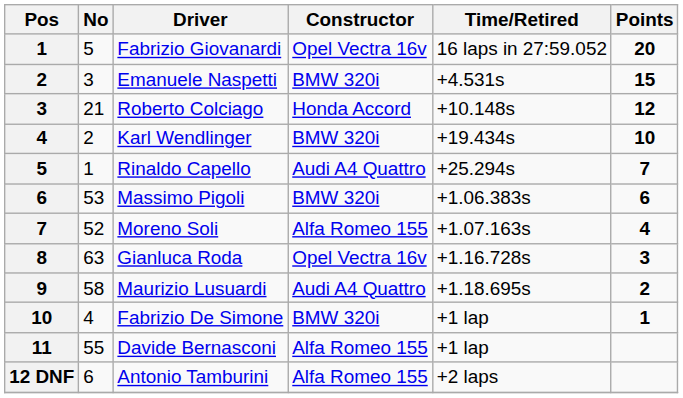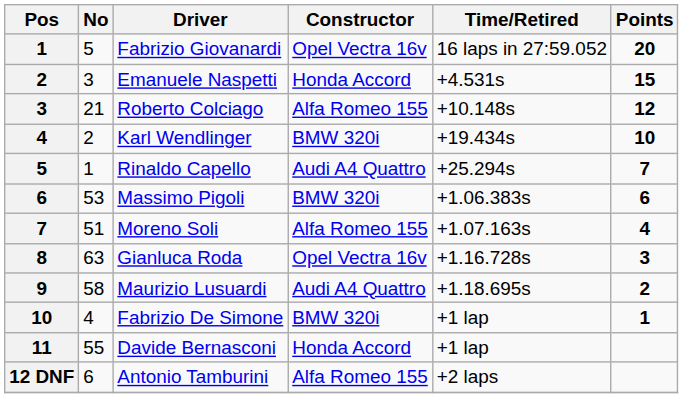(336, 79) BMW 320i -> (352, 79) Honda Accord
(352, 109) Honda Accord -> (360, 109) Alfa Romeo 155
(94, 228) 52 -> (94, 228) 51
(360, 347) Alfa Romeo 155 -> (352, 347) Honda Accord
